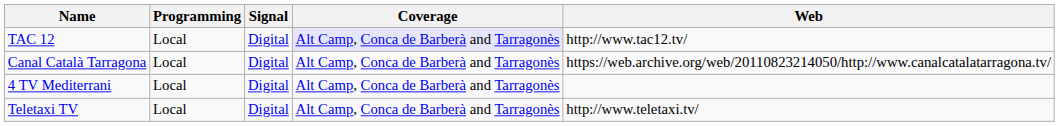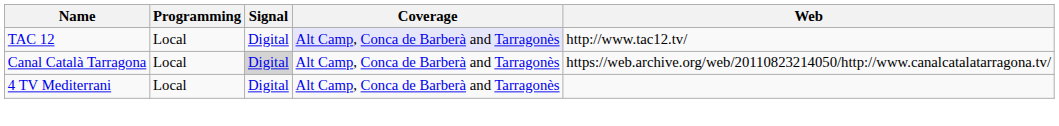(268, 62) no background -> (268, 62) lightgrey background
- row: (43, 109)
